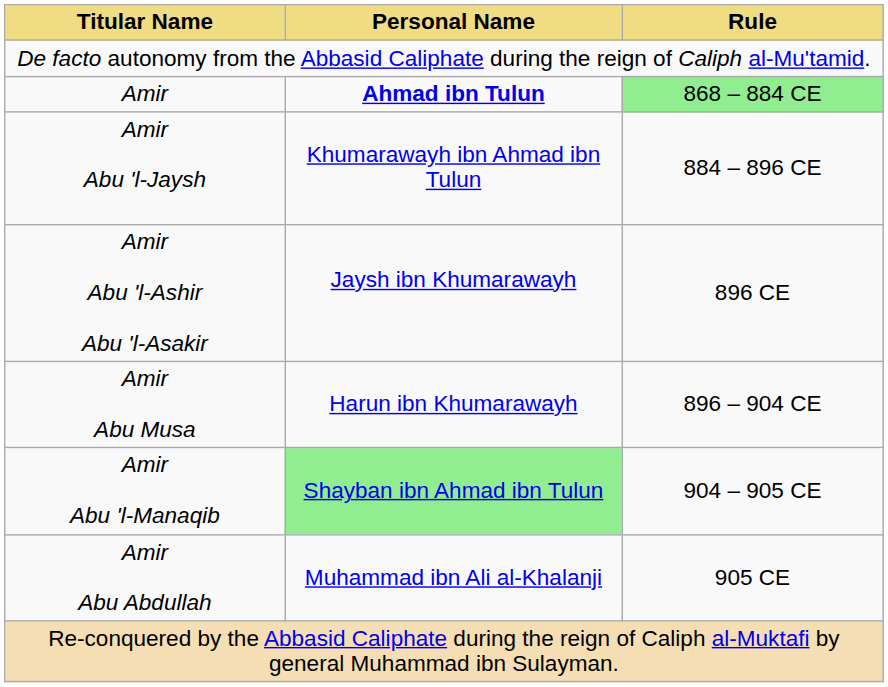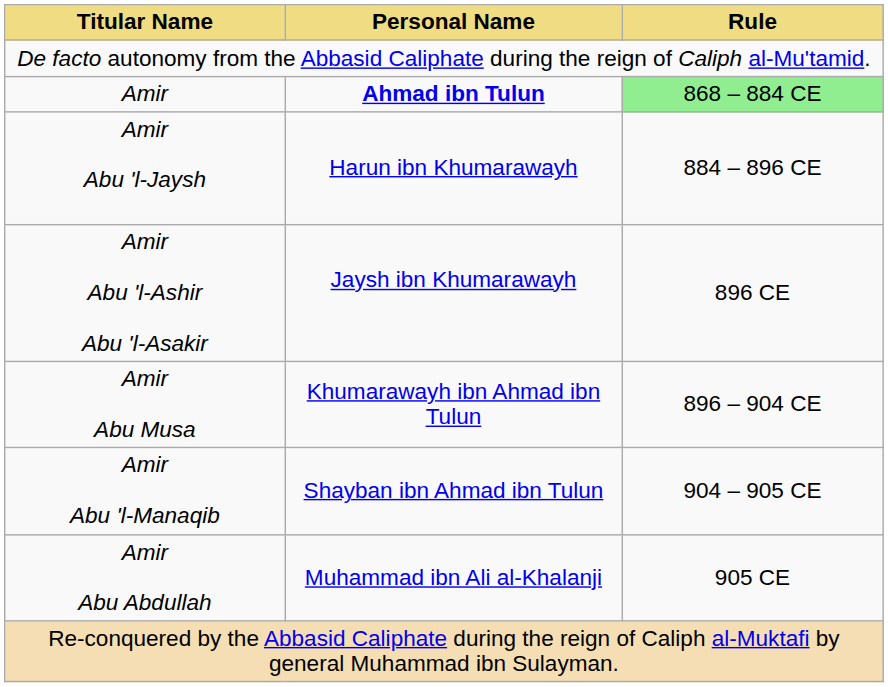(453, 167) Khumarawayh ibn Ahmad ibn Tulun -> (453, 167) Harun ibn Khumarawayh
(453, 404) Harun ibn Khumarawayh -> (453, 404) Khumarawayh ibn Ahmad ibn Tulun
(453, 490) lightgreen background -> (453, 490) no background
